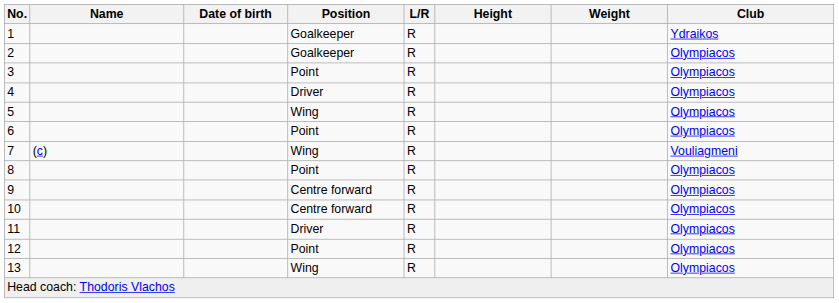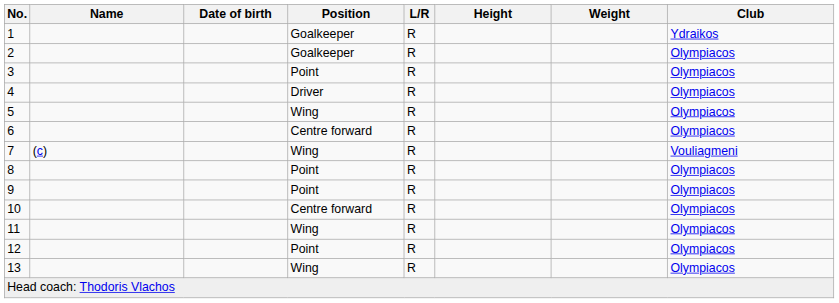(305, 131) Point -> (331, 131) Centre forward
(331, 190) Centre forward -> (305, 190) Point
(307, 229) Driver -> (305, 229) Wing
